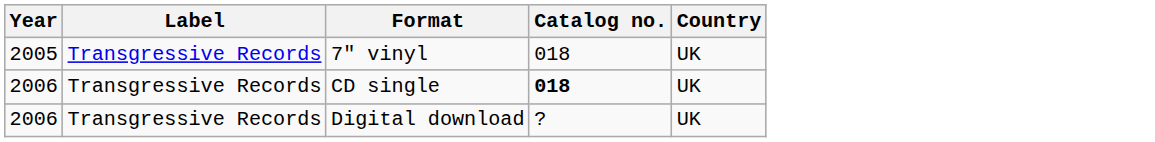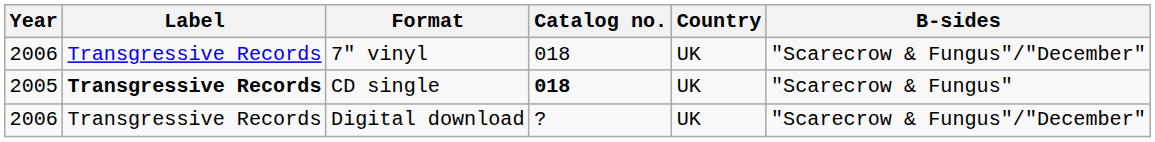+ column: (958, 21)
(34, 54) 2005 -> (34, 54) 2006
(34, 87) 2006 -> (34, 87) 2005
(195, 87) normal -> (195, 87) bold
